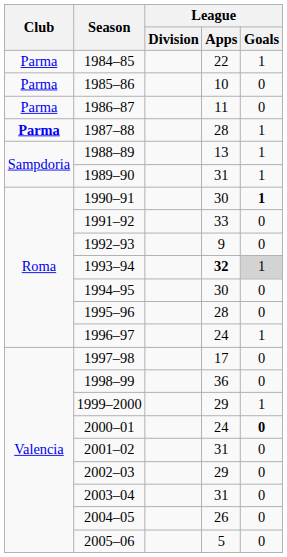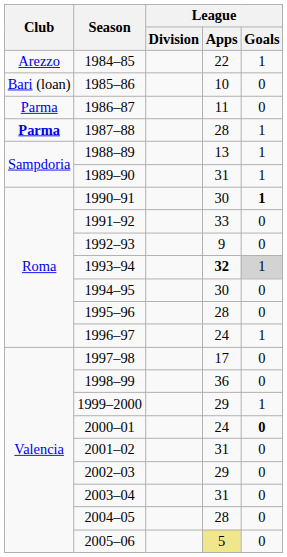(39, 61) Parma -> (39, 61) Arezzo
(39, 84) Parma -> (39, 84) Bari (loan)
(221, 518) 26 -> (222, 518) 28
(221, 541) no background -> (222, 541) khaki background
